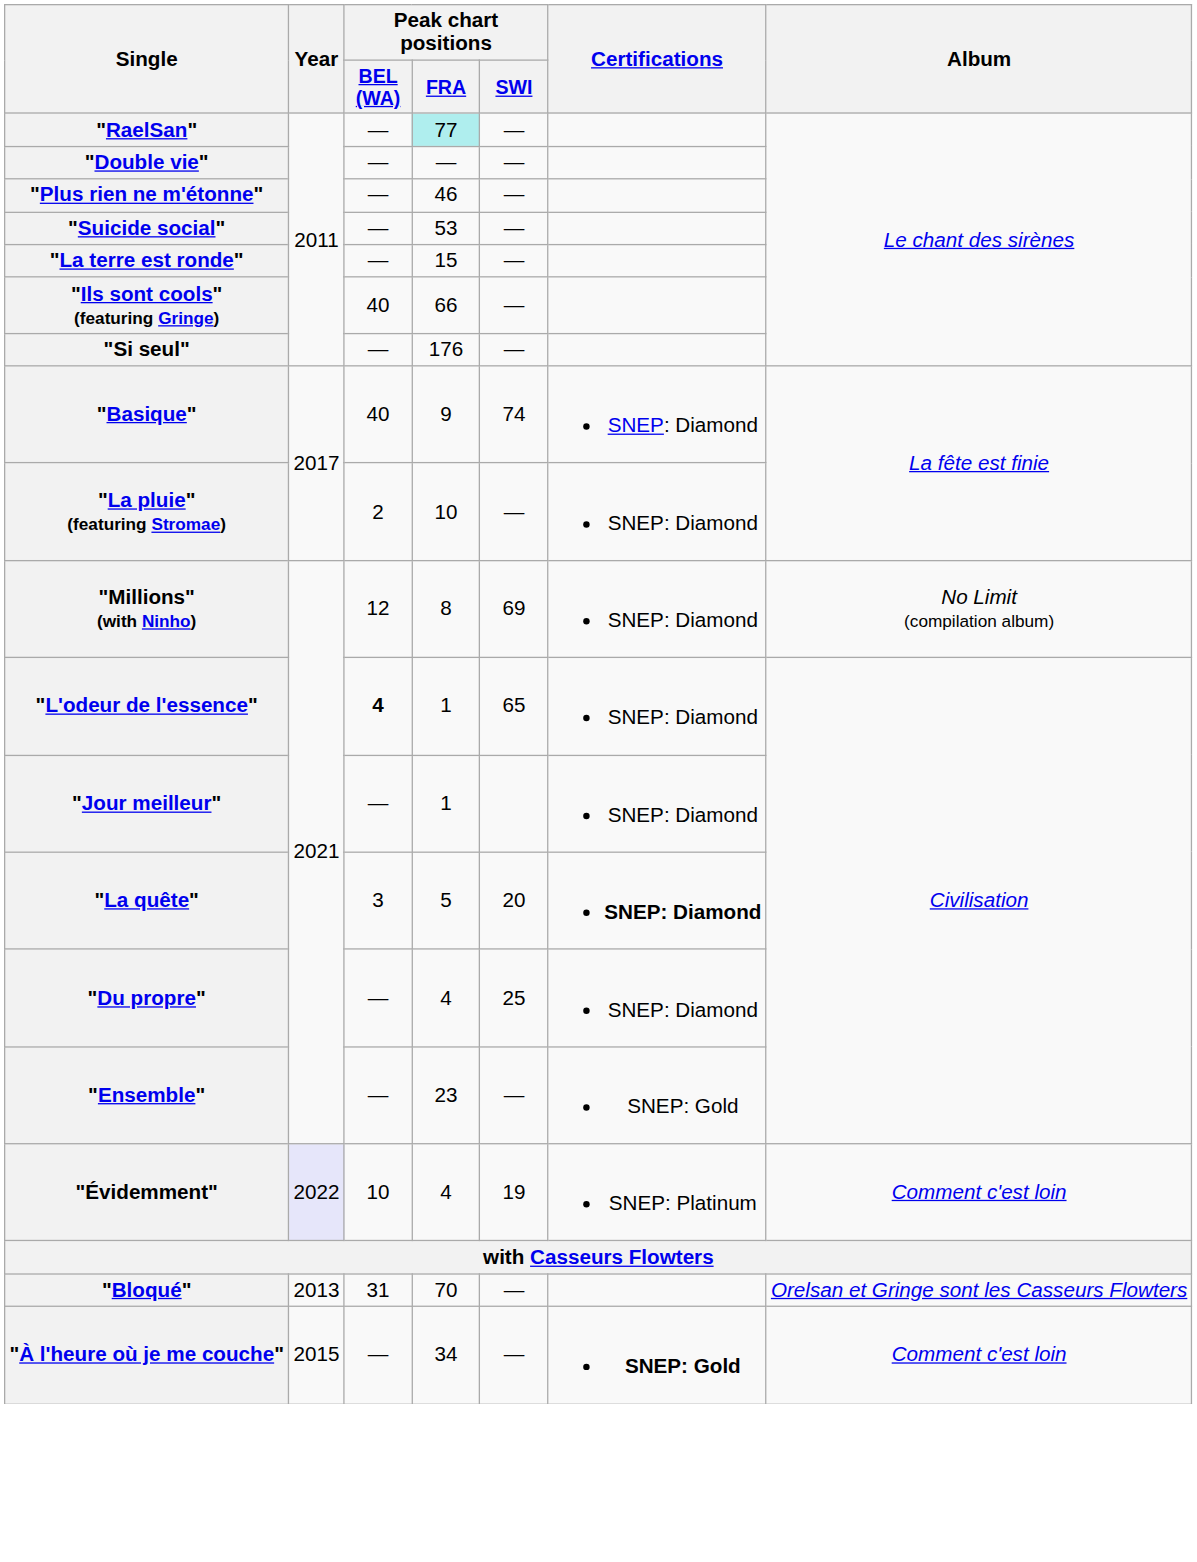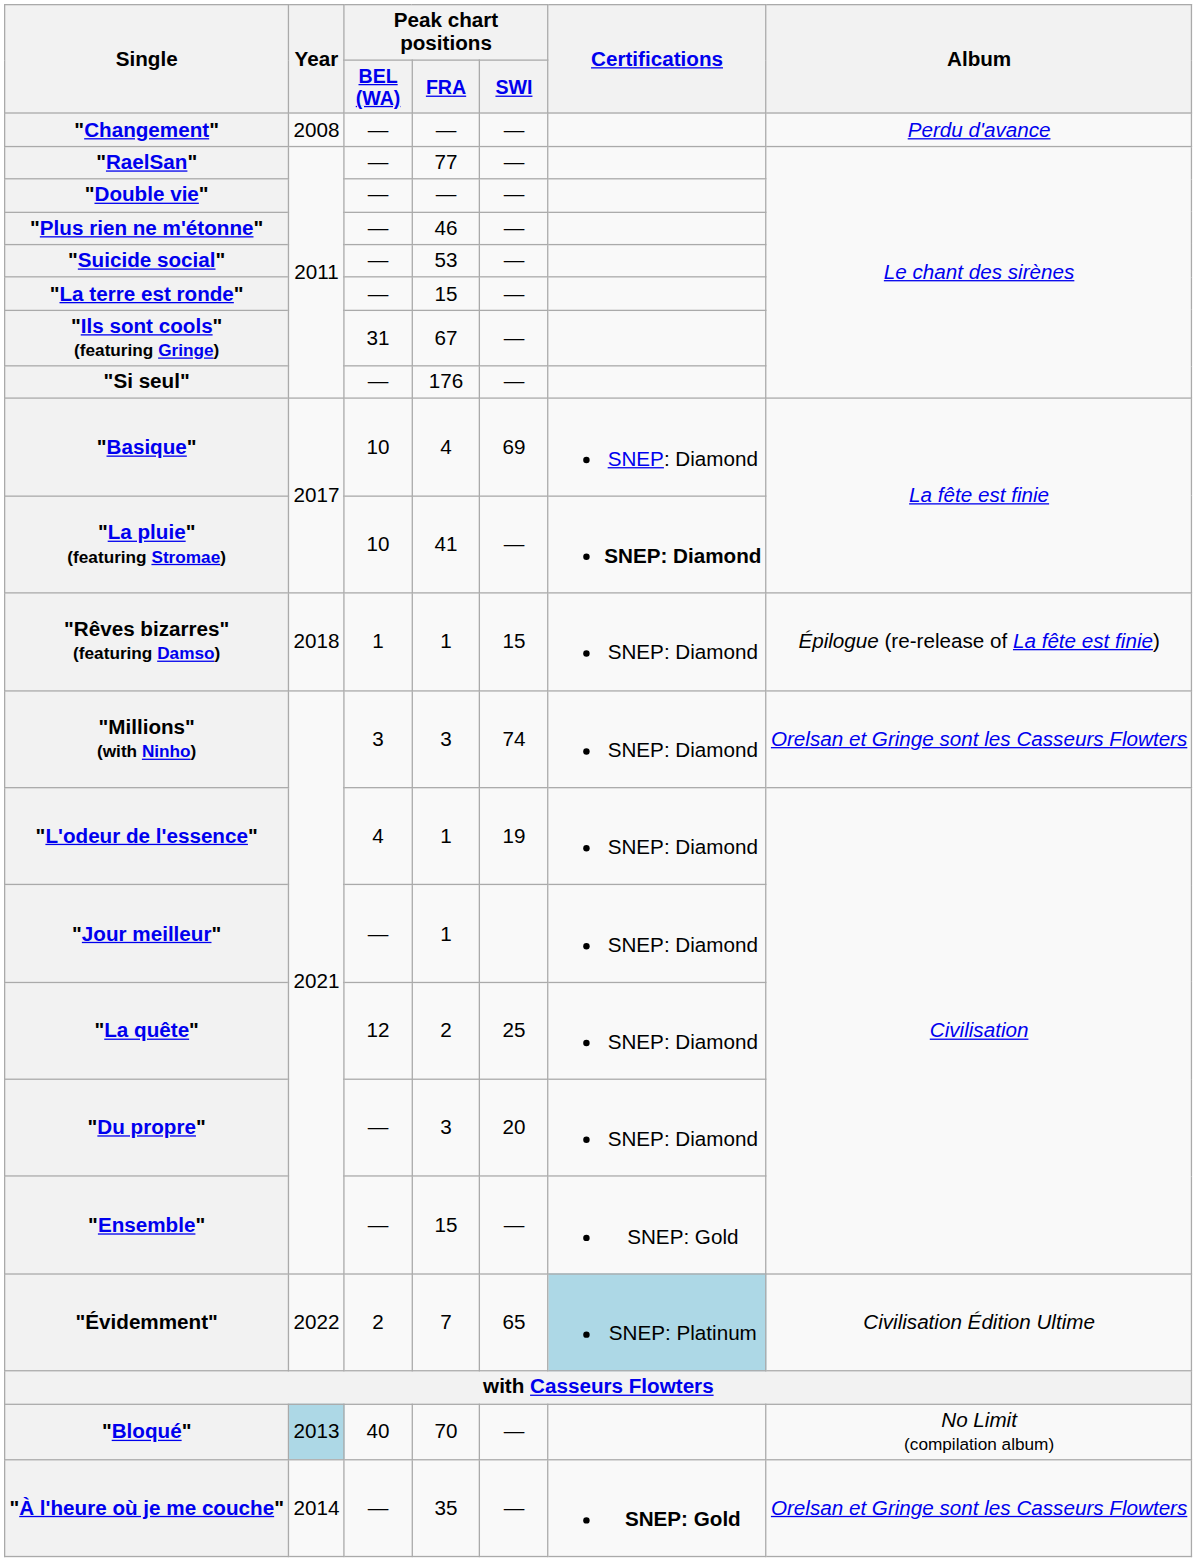+ row: (147, 129)
(446, 129) paleturquoise background -> (446, 162) no background
(378, 305) 40 -> (378, 337) 31
(446, 305) 66 -> (446, 337) 67
(378, 414) 40 -> (378, 447) 10
(446, 414) 9 -> (446, 447) 4
(514, 414) 74 -> (514, 447) 69
(378, 511) 2 -> (378, 544) 10
(446, 511) 10 -> (446, 544) 41
(657, 523) normal -> (657, 556) bold
+ row: (147, 641)
(378, 608) 12 -> (378, 738) 3
(446, 608) 8 -> (446, 738) 3
(514, 608) 69 -> (514, 738) 74
(979, 608) No Limit (compilation album) -> (979, 738) Orelsan et Gringe sont les Casseurs Flowters
(378, 706) bold -> (378, 836) normal
(514, 706) 65 -> (514, 836) 19
(378, 900) 3 -> (378, 1030) 12
(446, 900) 5 -> (446, 1030) 2
(514, 900) 20 -> (514, 1030) 25
(657, 912) bold -> (657, 1042) normal
(446, 997) 4 -> (446, 1127) 3
(514, 997) 25 -> (514, 1127) 20
(446, 1095) 23 -> (446, 1225) 15
(316, 1192) lavender background -> (316, 1322) no background
(378, 1192) 10 -> (378, 1322) 2
(446, 1192) 4 -> (446, 1322) 7
(514, 1192) 19 -> (514, 1322) 65
(657, 1204) no background -> (657, 1334) lightblue background
(979, 1192) Comment c'est loin -> (979, 1322) Civilisation Édition Ultime
(316, 1289) no background -> (316, 1431) lightblue background
(378, 1289) 31 -> (378, 1431) 40
(979, 1289) Orelsan et Gringe sont les Casseurs Flowters -> (979, 1431) No Limit (compilation album)
(316, 1354) 2015 -> (316, 1508) 2014
(446, 1354) 34 -> (446, 1508) 35
(979, 1354) Comment c'est loin -> (979, 1508) Orelsan et Gringe sont les Casseurs Flowters
